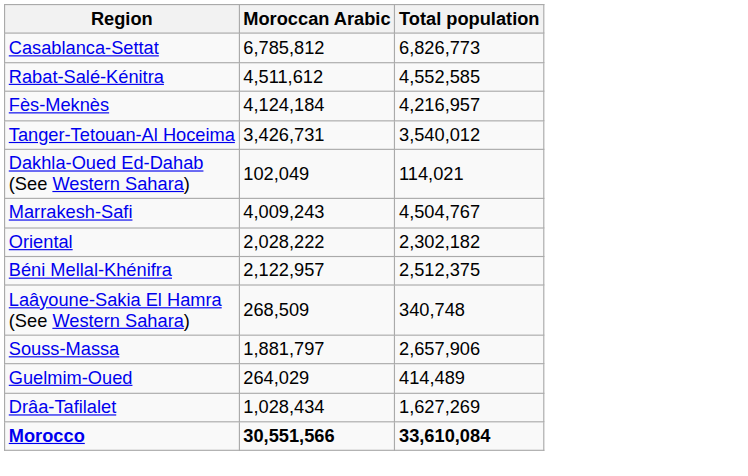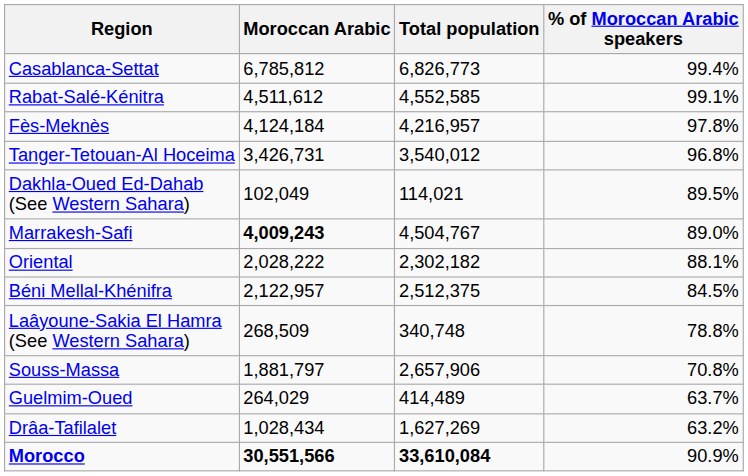+ column: (643, 29)
(284, 213) normal -> (284, 233) bold
